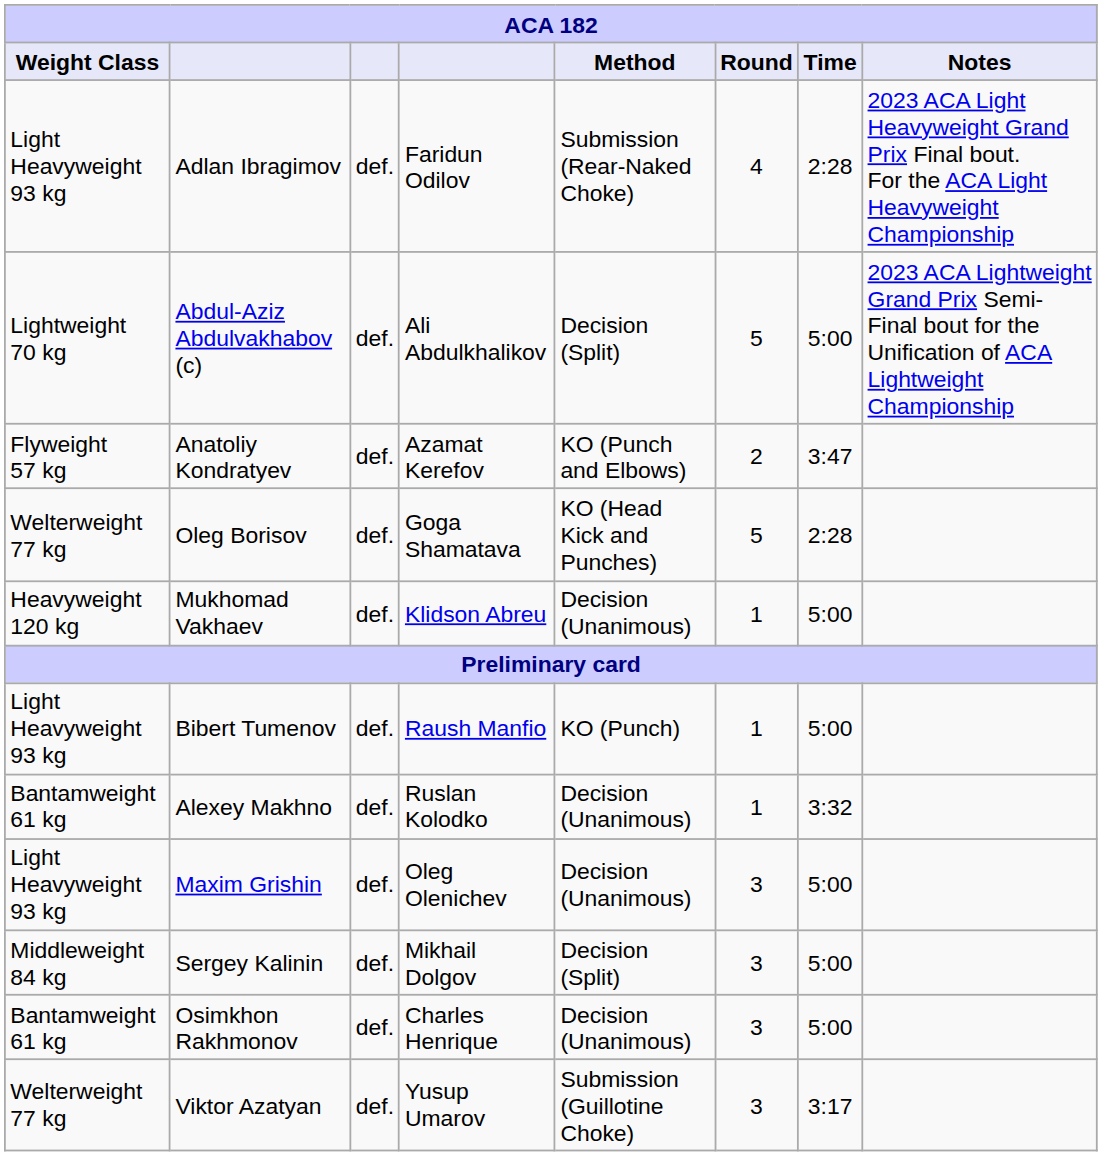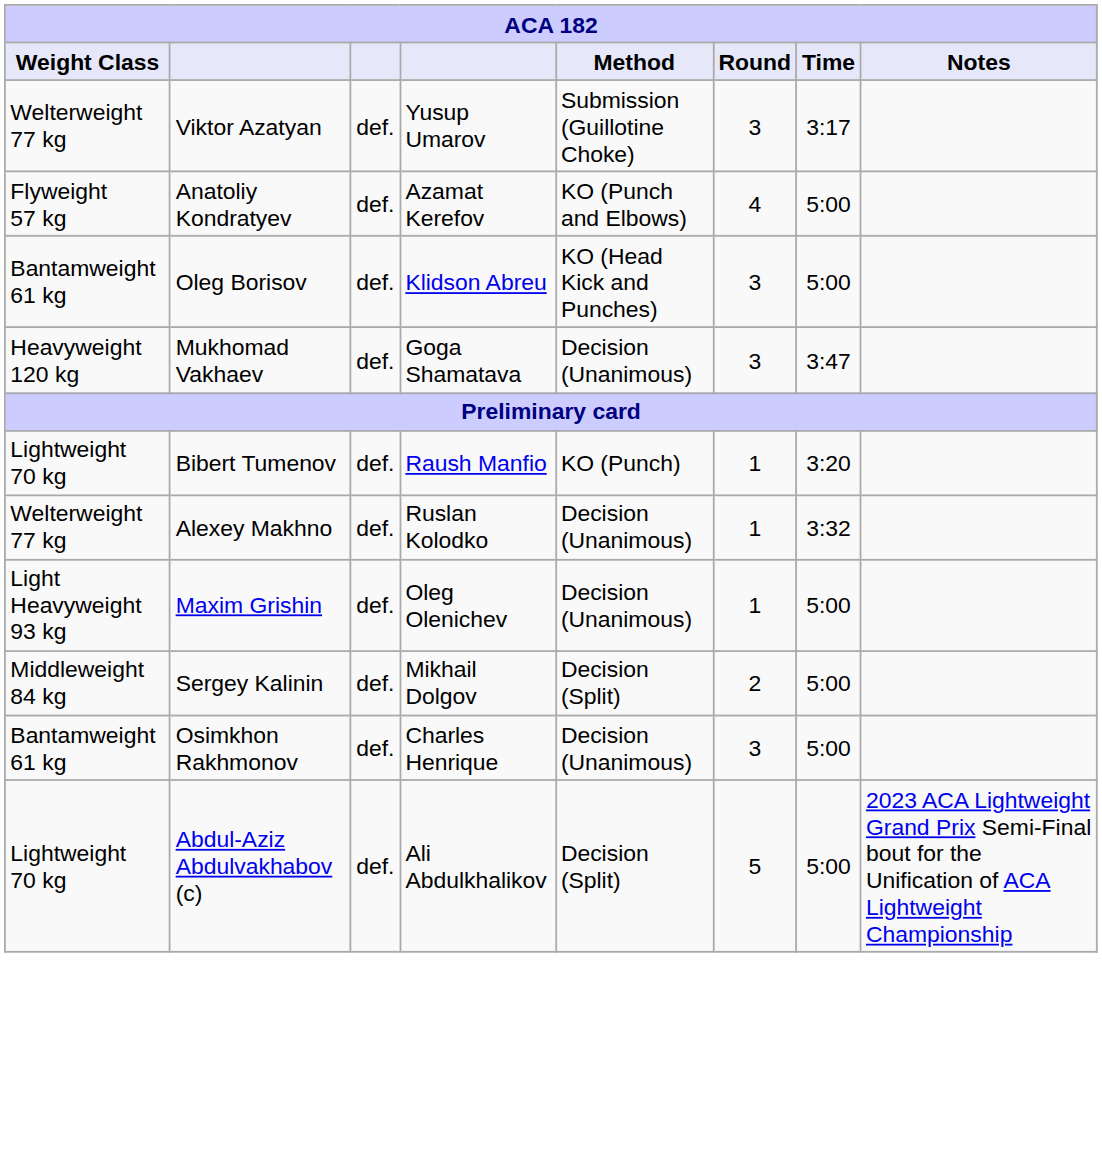- row: (258, 166)
rows swapped: (254, 338) <-> (248, 1105)
(756, 457) 2 -> (755, 204) 4
(830, 457) 3:47 -> (829, 204) 5:00
(76, 535) Welterweight 77 kg -> (83, 282) Bantamweight 61 kg
(463, 535) Goga Shamatava -> (476, 282) Klidson Abreu
(756, 535) 5 -> (755, 282) 3
(830, 535) 2:28 -> (829, 282) 5:00
(476, 613) Klidson Abreu -> (463, 360) Goga Shamatava
(756, 613) 1 -> (755, 360) 3
(830, 613) 5:00 -> (829, 360) 3:47
(76, 728) Light Heavyweight 93 kg -> (68, 462) Lightweight 70 kg
(830, 728) 5:00 -> (829, 462) 3:20
(83, 806) Bantamweight 61 kg -> (76, 527) Welterweight 77 kg
(756, 884) 3 -> (755, 605) 1
(756, 962) 3 -> (755, 683) 2
